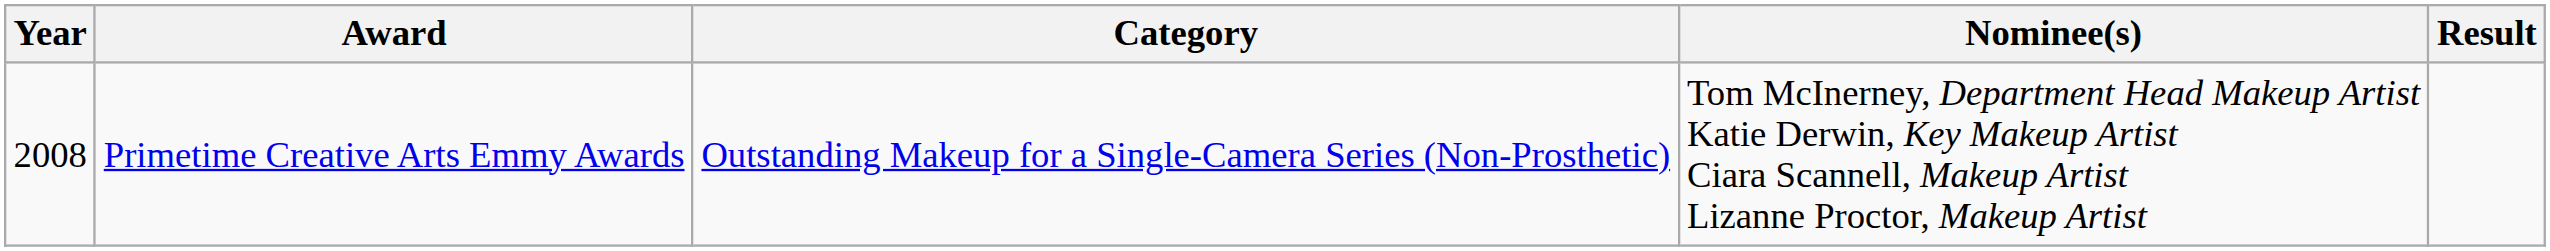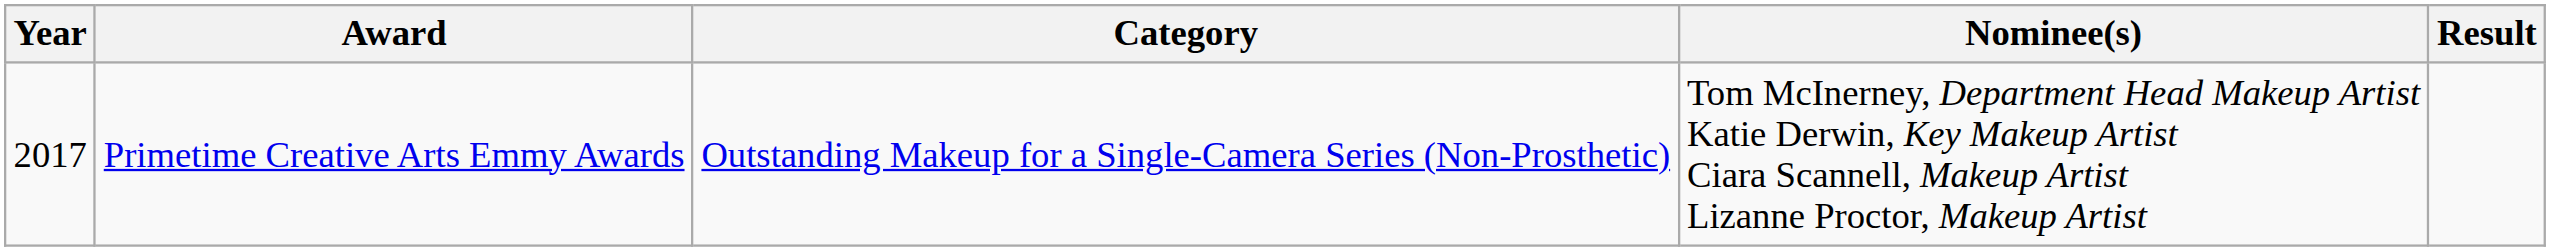(50, 153) 2008 -> (50, 153) 2017
